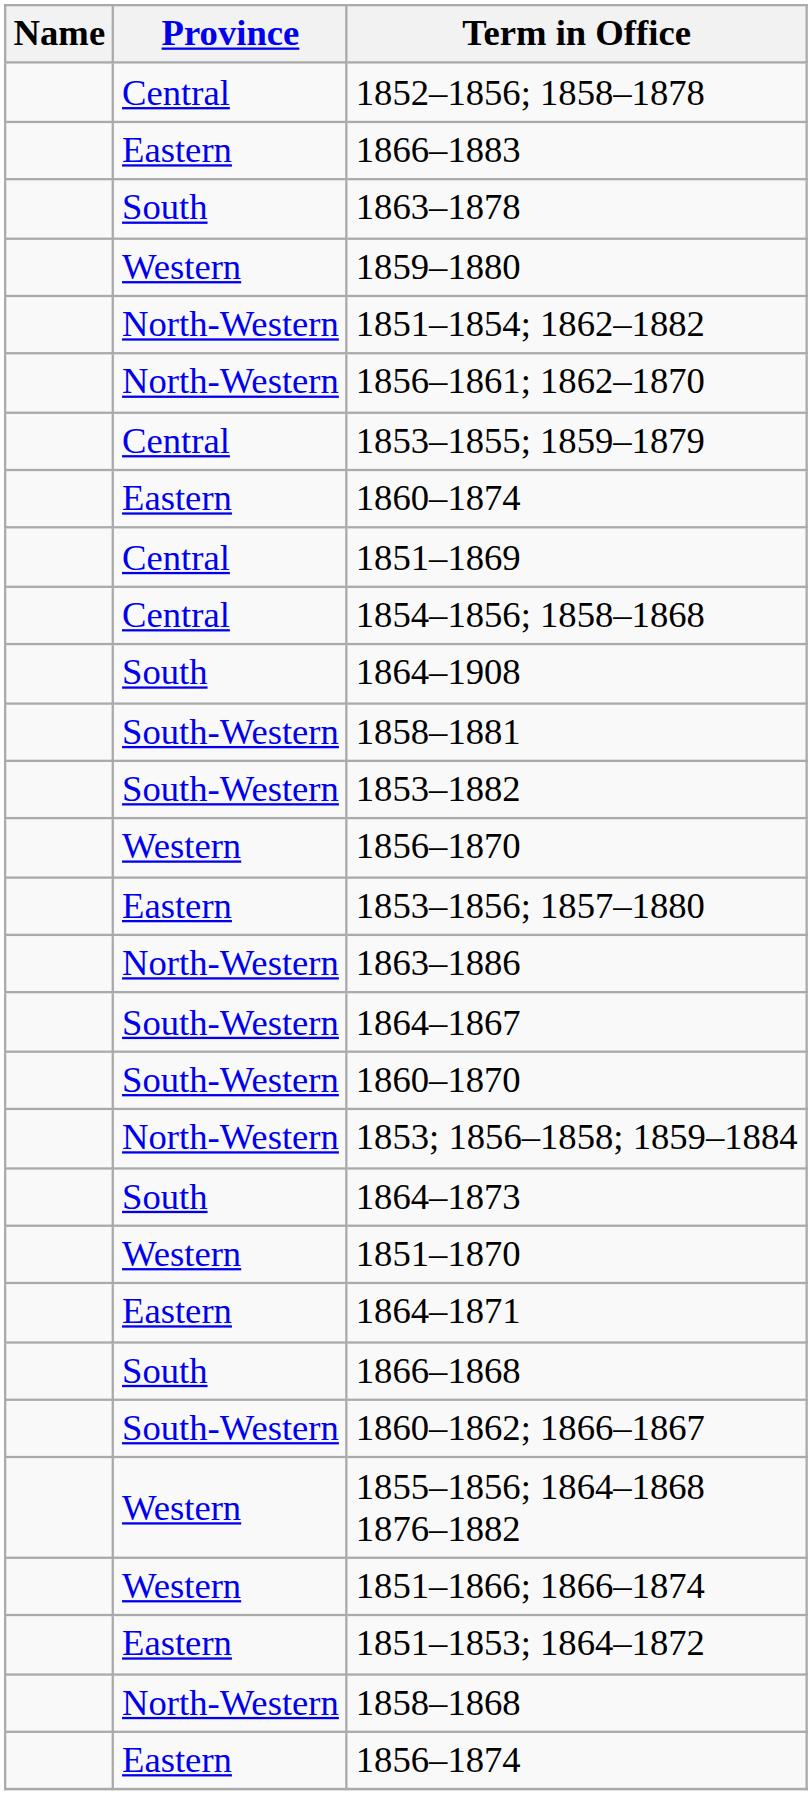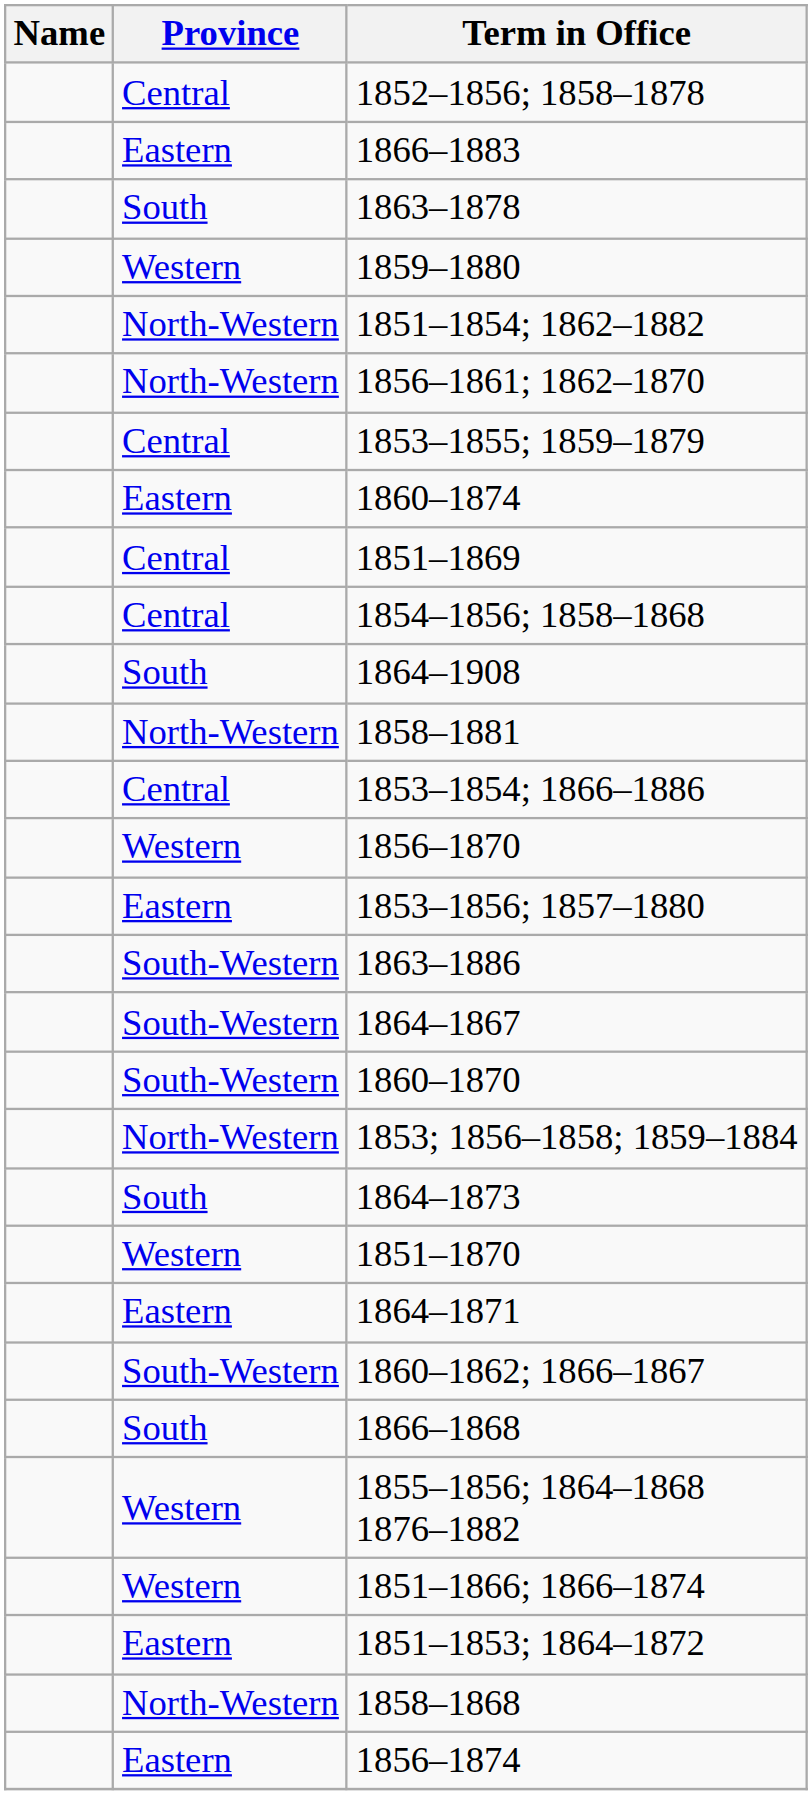(230, 730) South-Western -> (230, 730) North-Western
+ row: (530, 788)
- row: (438, 788)
(230, 963) North-Western -> (230, 963) South-Western
rows swapped: (530, 1428) <-> (438, 1370)
